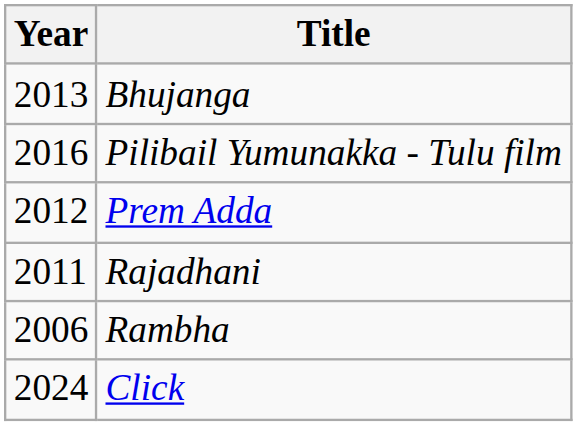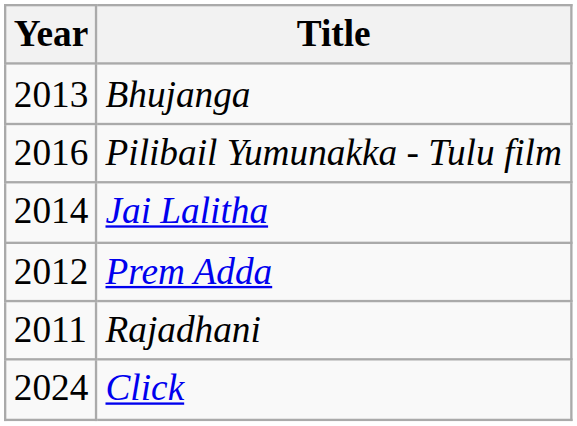+ row: (187, 211)
- row: (168, 329)
